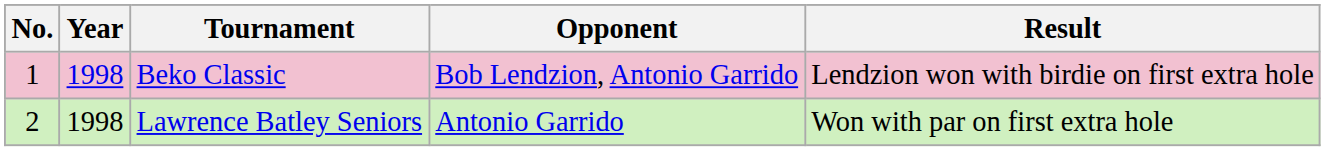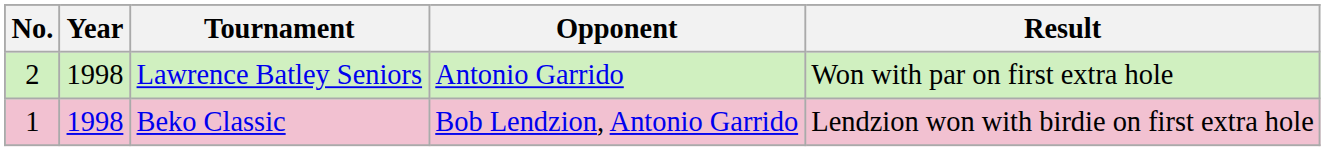rows swapped: (211, 74) <-> (279, 121)
